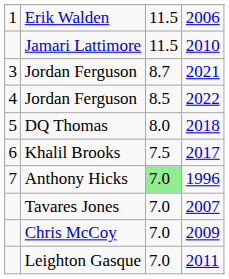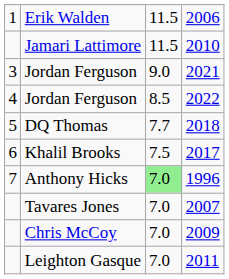(159, 71) 8.7 -> (159, 71) 9.0
(159, 125) 8.0 -> (159, 125) 7.7
